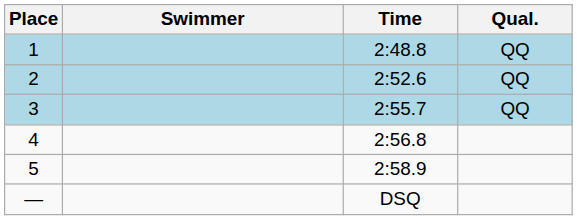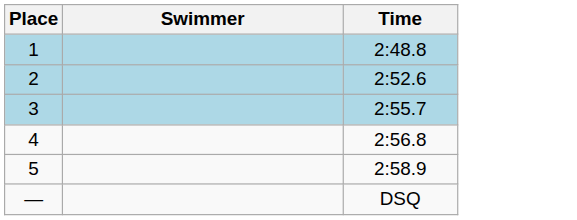- column: (515, 19)
